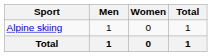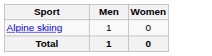- column: (188, 12)
